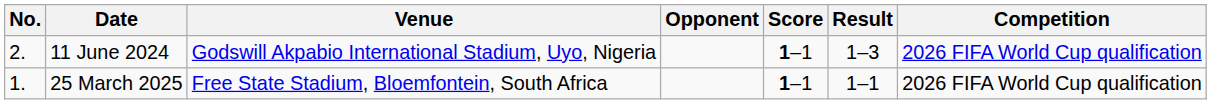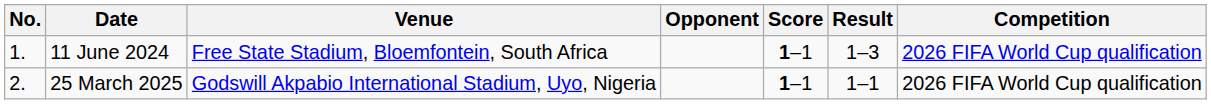(17, 51) 2. -> (17, 51) 1.
(424, 51) Godswill Akpabio International Stadium, Uyo, Nigeria -> (400, 51) Free State Stadium, Bloemfontein, South Africa
(17, 83) 1. -> (17, 83) 2.
(400, 83) Free State Stadium, Bloemfontein, South Africa -> (424, 83) Godswill Akpabio International Stadium, Uyo, Nigeria
